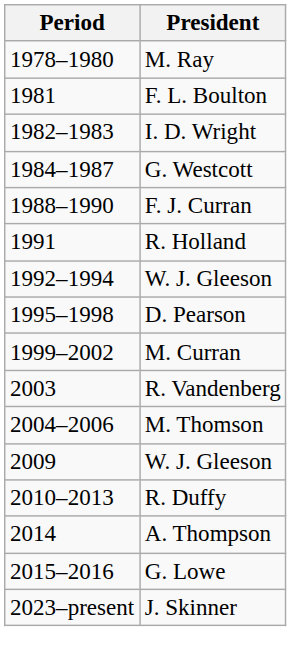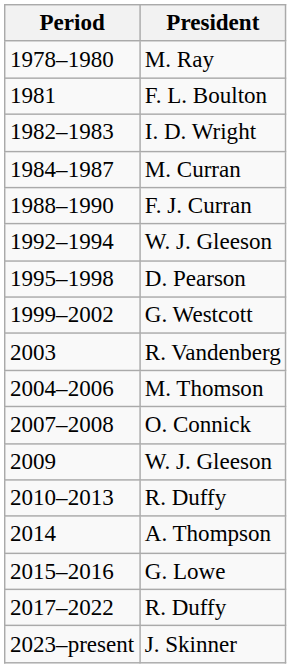(199, 168) G. Westcott -> (193, 168) M. Curran
- row: (33, 242)
(193, 351) M. Curran -> (199, 315) G. Westcott
+ row: (62, 424)
+ row: (62, 607)
